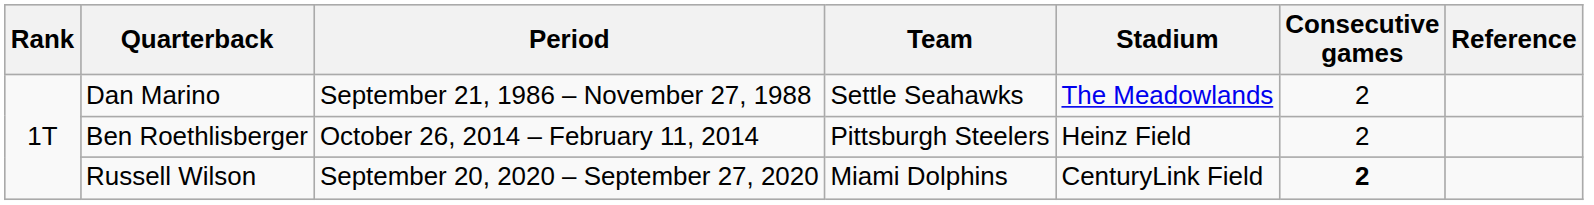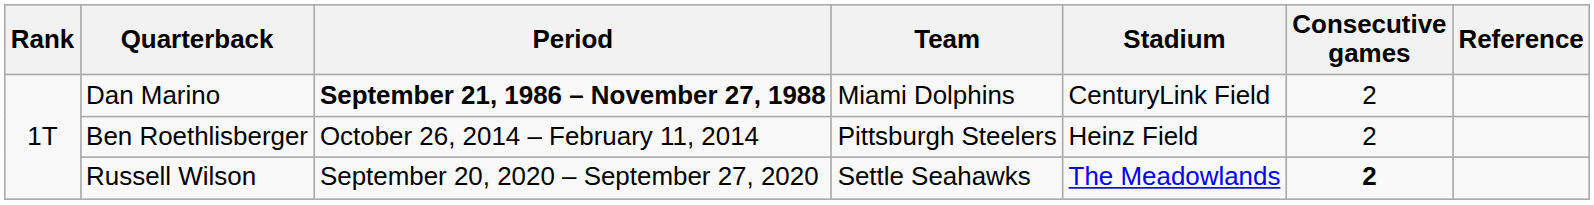(566, 95) normal -> (573, 95) bold
(927, 95) Settle Seahawks -> (926, 95) Miami Dolphins
(1167, 95) The Meadowlands -> (1169, 95) CenturyLink Field
(919, 177) Miami Dolphins -> (934, 177) Settle Seahawks
(1162, 177) CenturyLink Field -> (1175, 177) The Meadowlands
